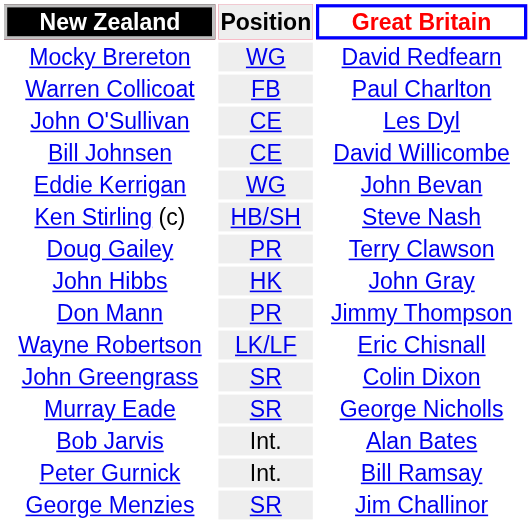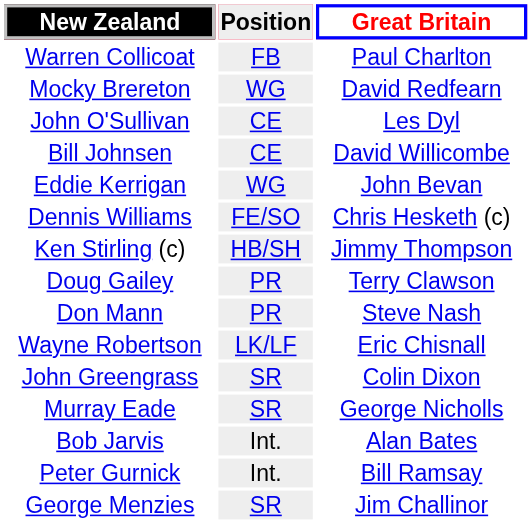rows swapped: (110, 89) <-> (110, 57)
+ row: (110, 217)
(422, 217) Steve Nash -> (422, 249) Jimmy Thompson
- row: (110, 281)
(422, 313) Jimmy Thompson -> (422, 313) Steve Nash
